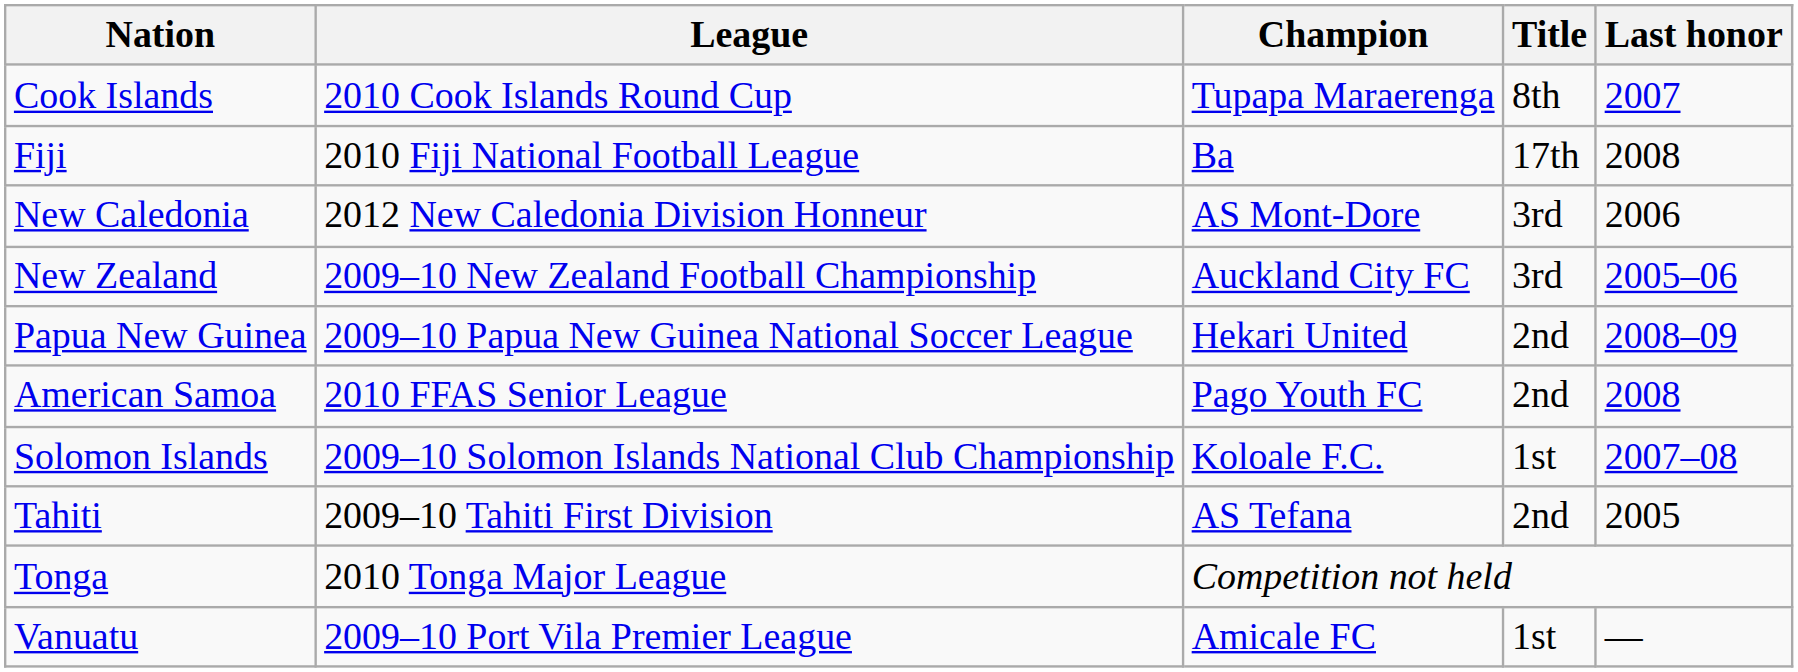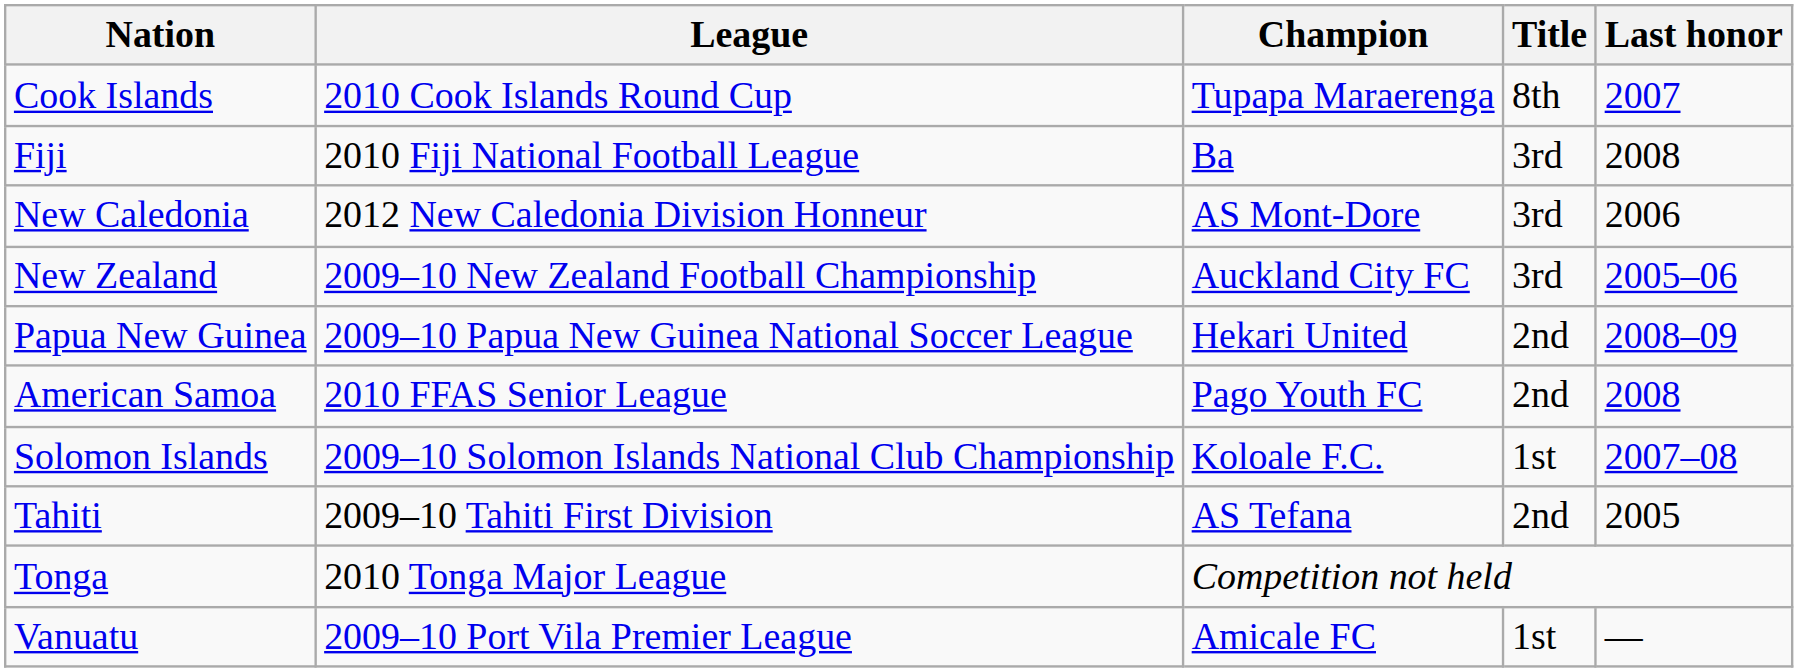(1546, 154) 17th -> (1537, 154) 3rd
